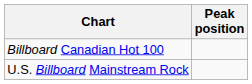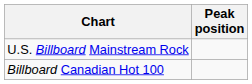rows swapped: (98, 69) <-> (86, 49)
